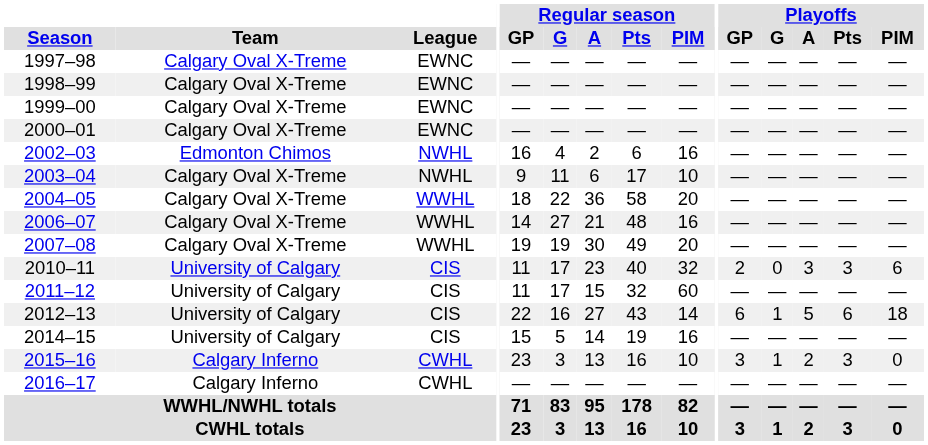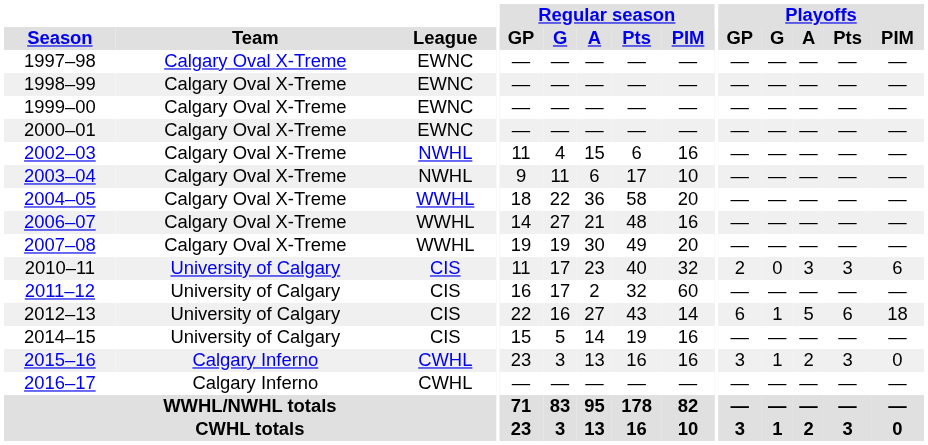(255, 153) Edmonton Chimos -> (255, 153) Calgary Oval X-Treme
(521, 153) 16 -> (521, 153) 11
(594, 153) 2 -> (594, 153) 15
(521, 291) 11 -> (521, 291) 16
(594, 291) 15 -> (594, 291) 2
(688, 360) 10 -> (688, 360) 16
